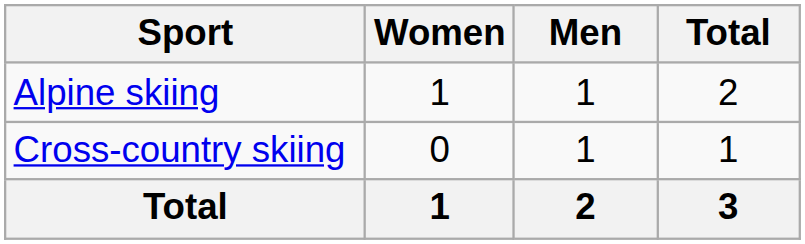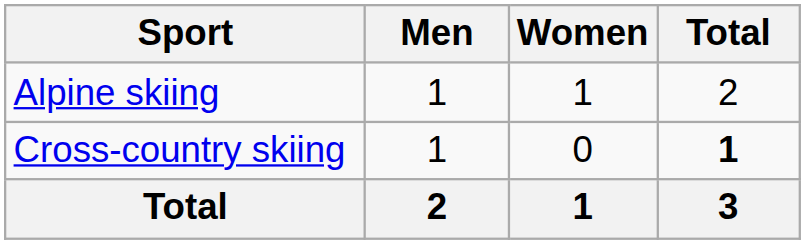columns swapped: (585, 33) <-> (440, 33)
(728, 149) normal -> (728, 149) bold
